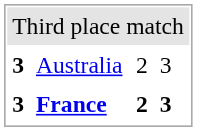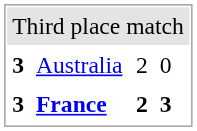(166, 65) 3 -> (166, 65) 0
